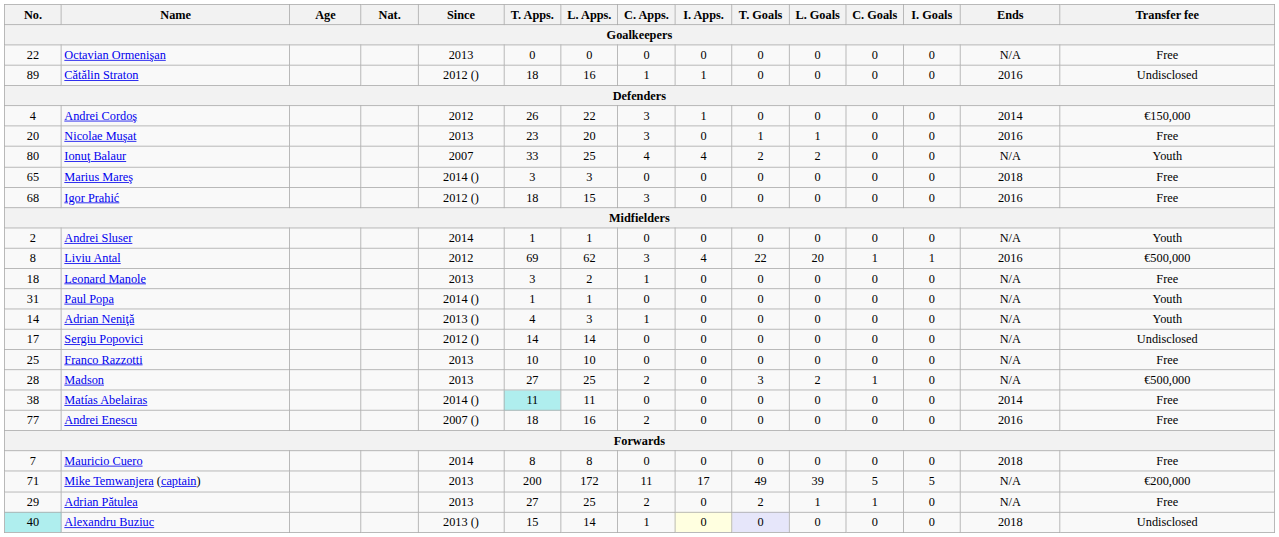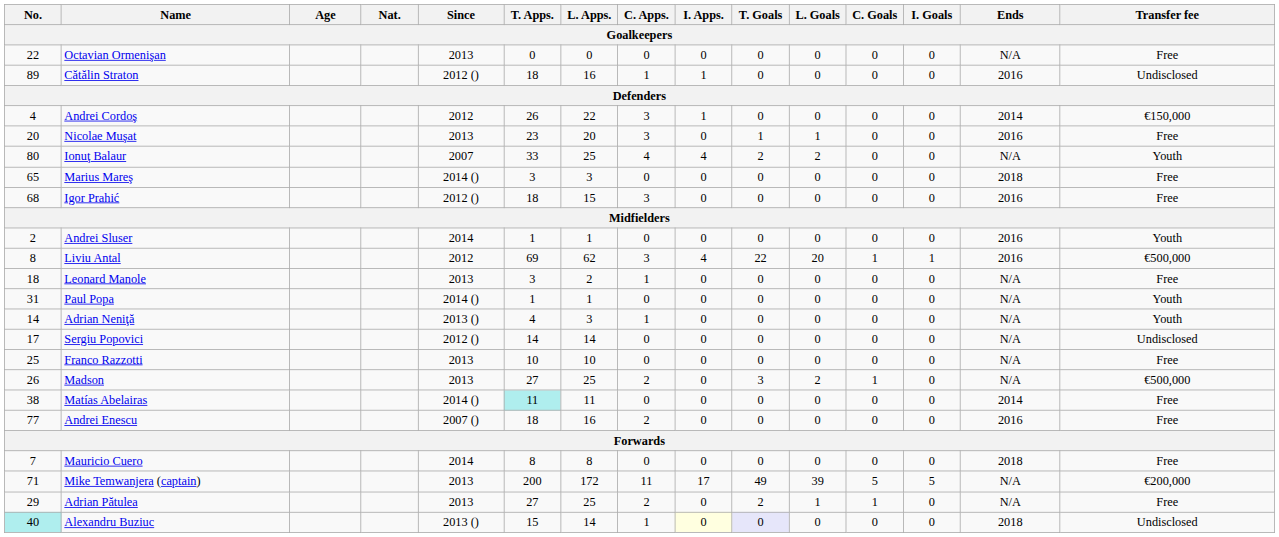(1010, 238) N/A -> (1010, 238) 2016
(33, 380) 28 -> (33, 380) 26
